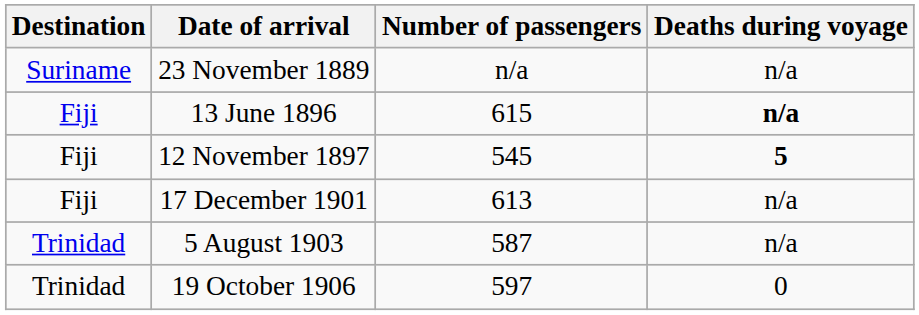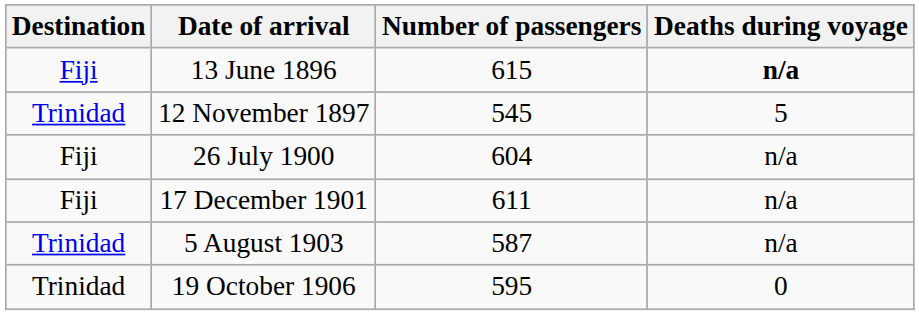- row: (264, 69)
(79, 156) Fiji -> (79, 112) Trinidad
(781, 156) bold -> (781, 112) normal
+ row: (264, 156)
(512, 199) 613 -> (512, 199) 611
(512, 286) 597 -> (512, 286) 595
